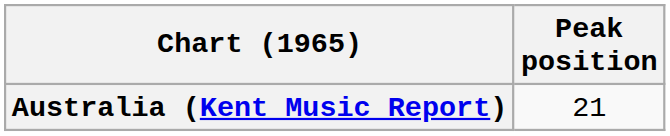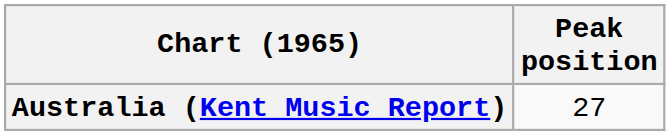(589, 108) 21 -> (589, 108) 27
